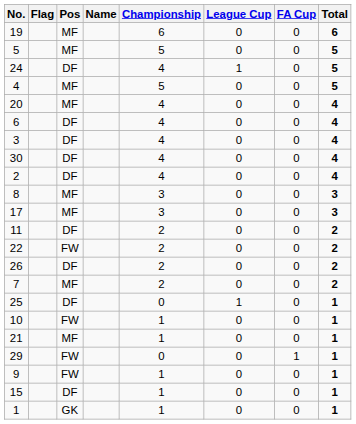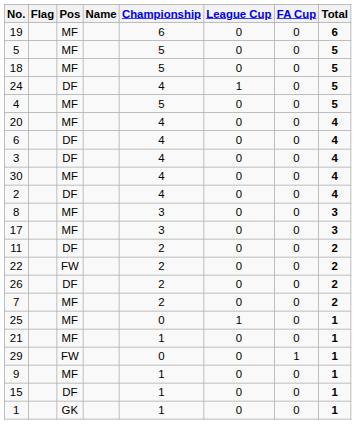+ row: (16, 68)
(70, 158) DF -> (70, 176) MF
(70, 302) DF -> (70, 320) MF
- row: (16, 320)
(70, 375) FW -> (70, 375) MF
